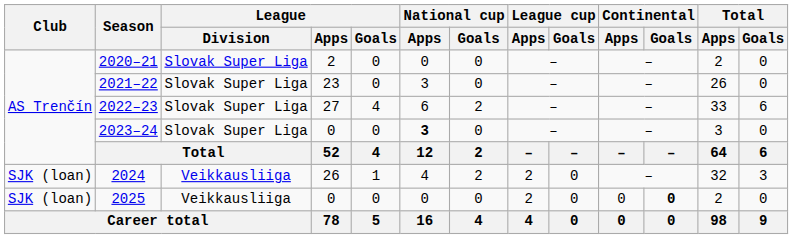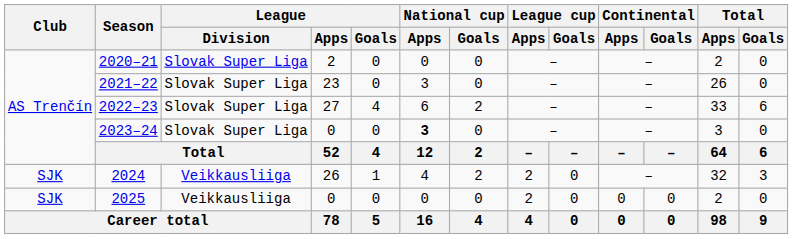(50, 176) SJK (loan) -> (50, 176) SJK
(50, 199) SJK (loan) -> (50, 199) SJK
(671, 199) bold -> (671, 199) normal
